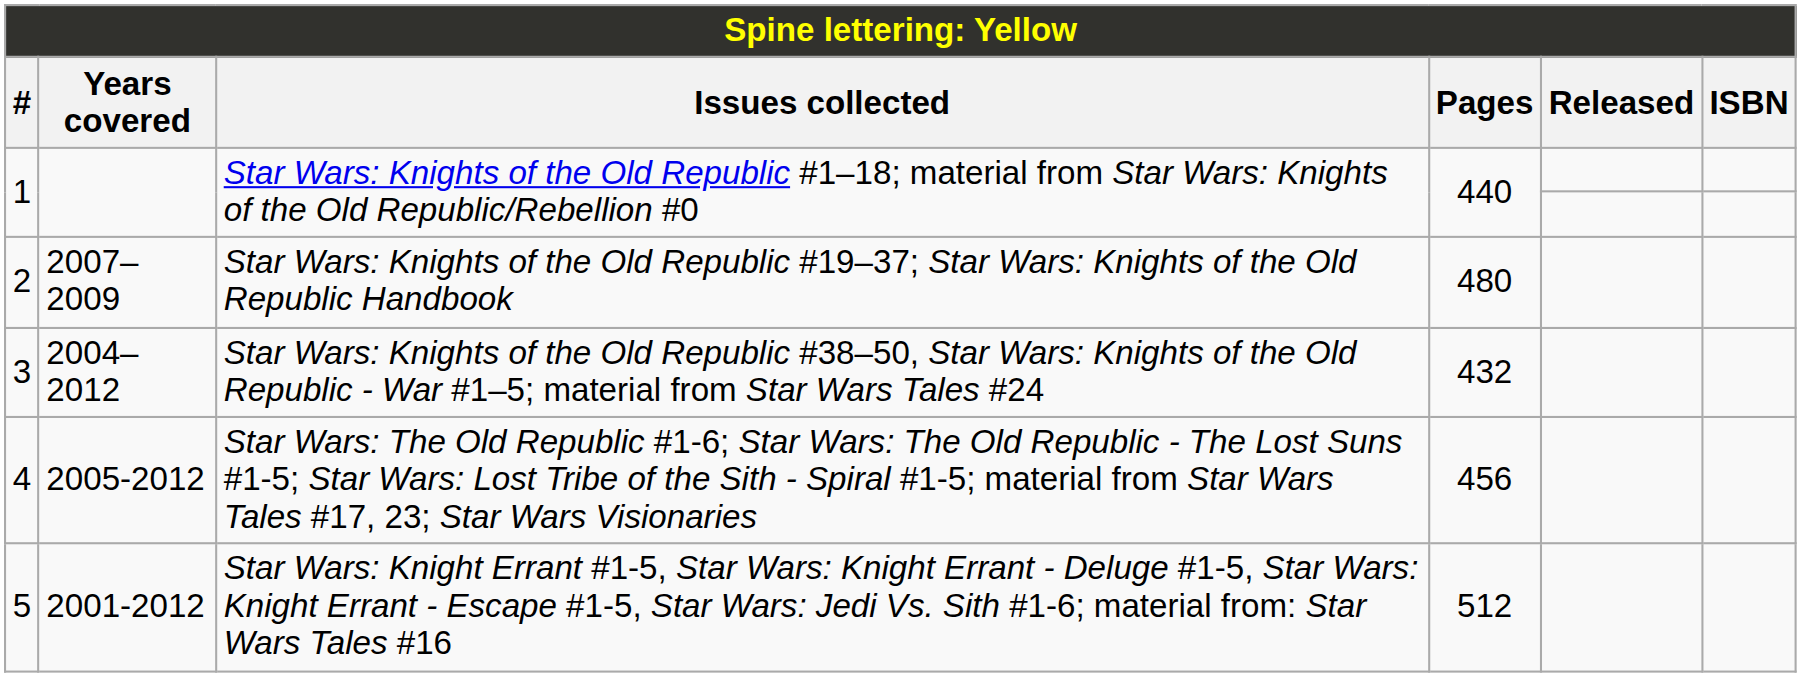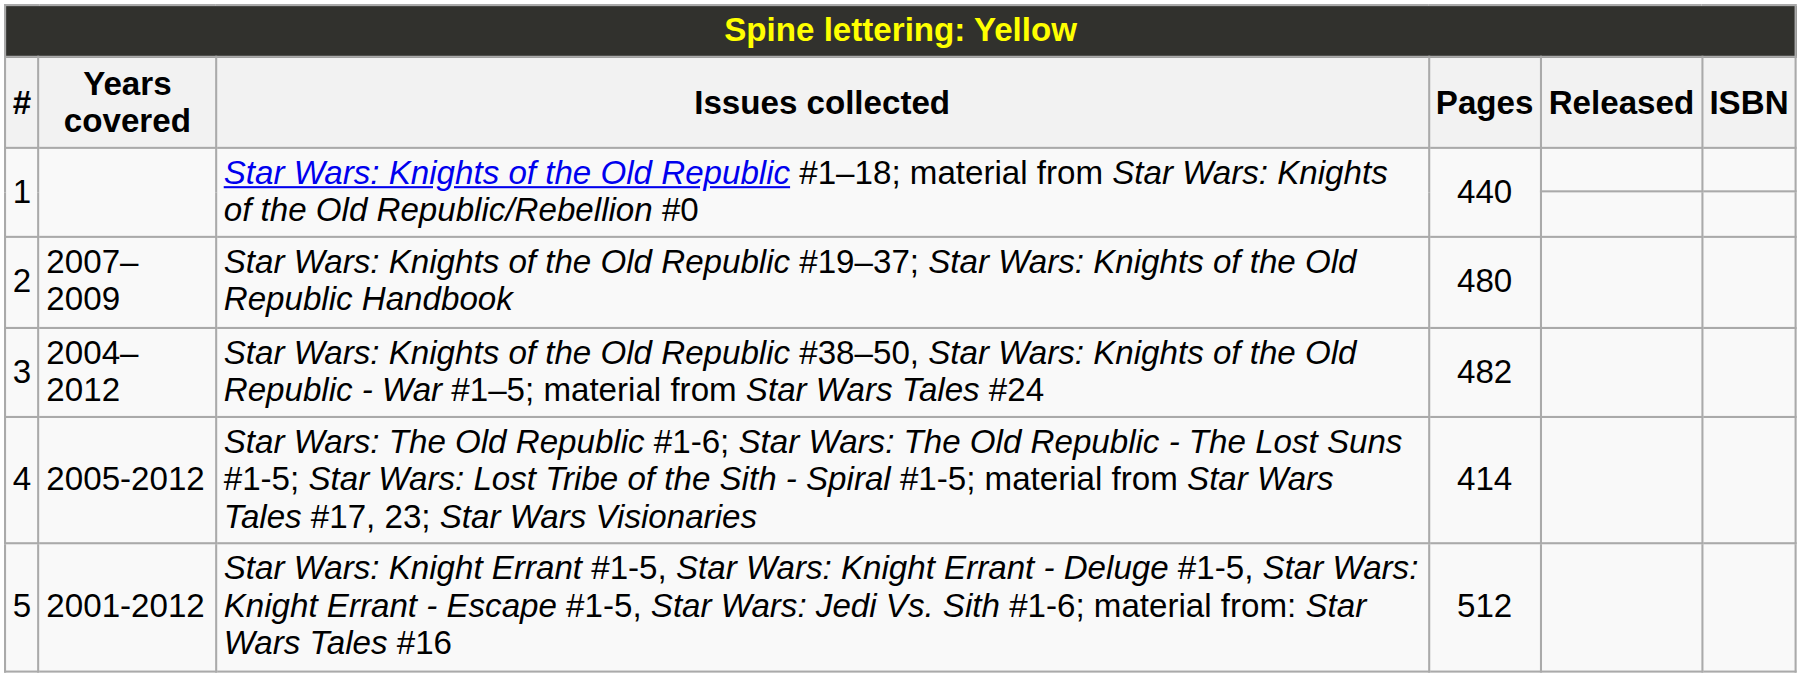(1485, 371) 432 -> (1485, 371) 482
(1485, 479) 456 -> (1485, 479) 414
